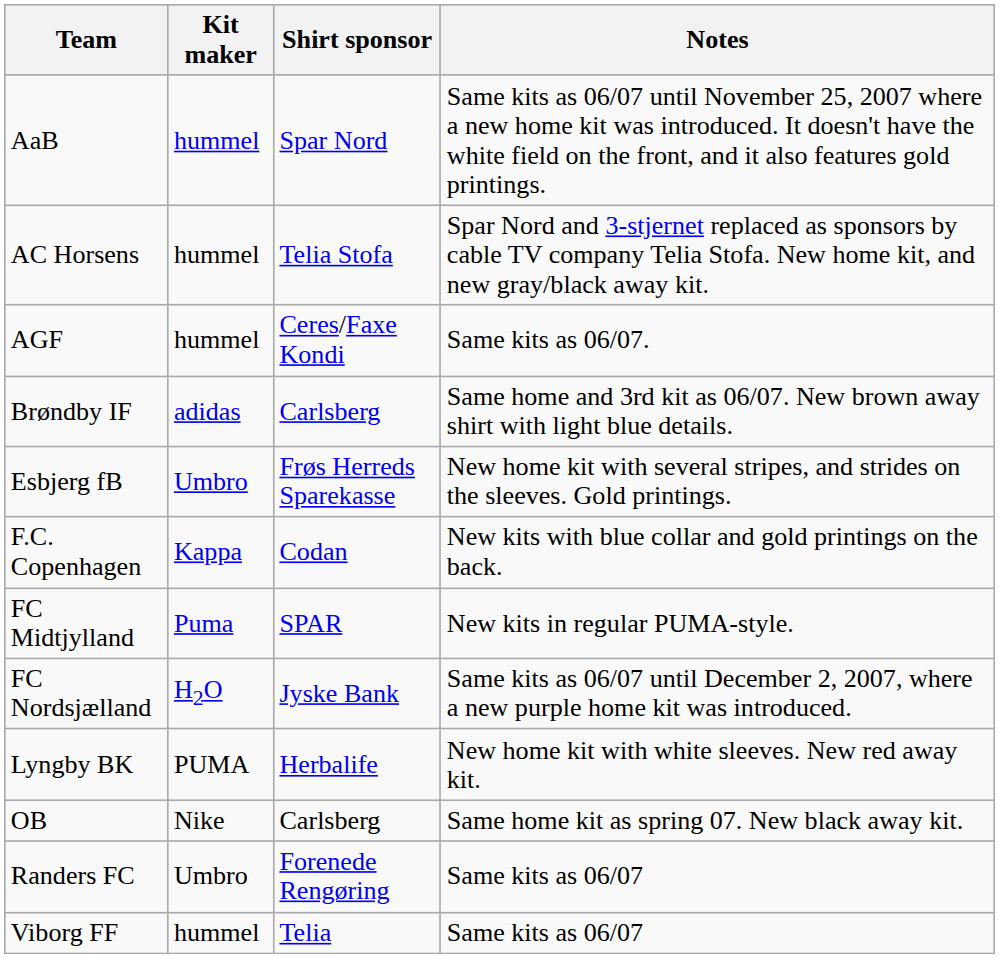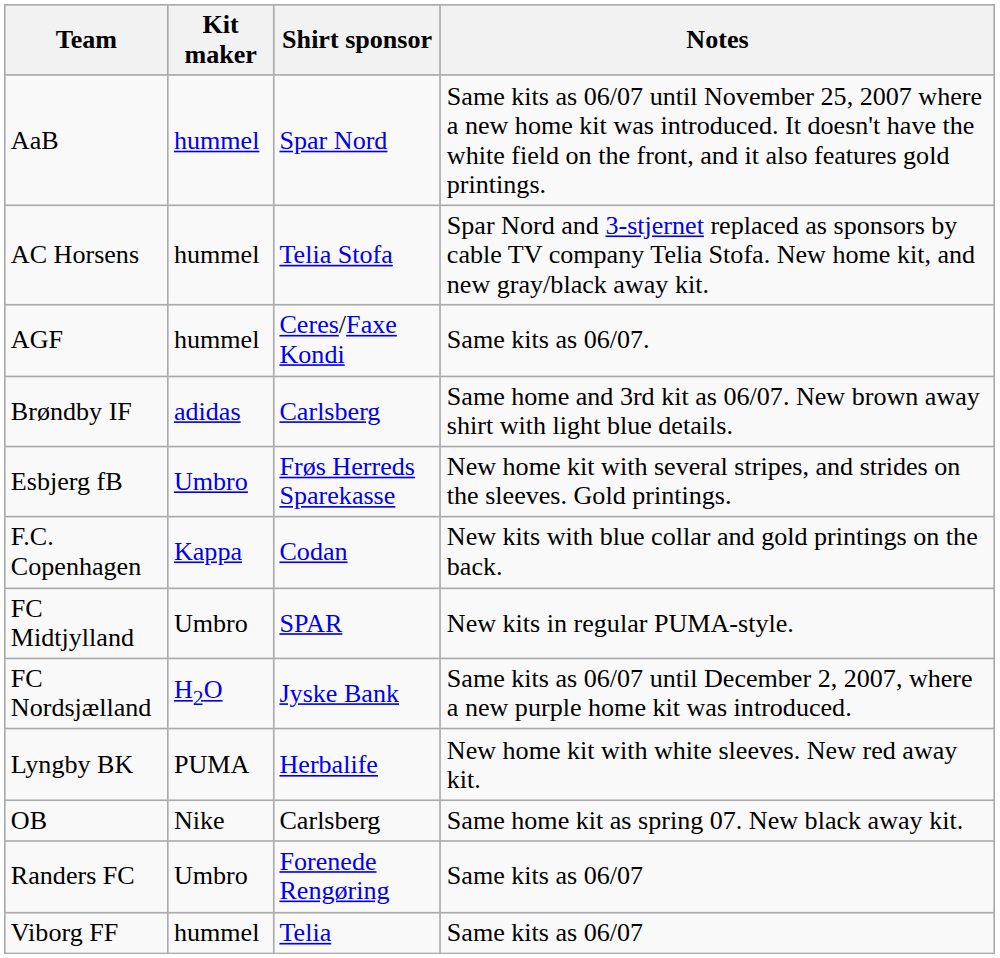(204, 622) Puma -> (211, 622) Umbro
